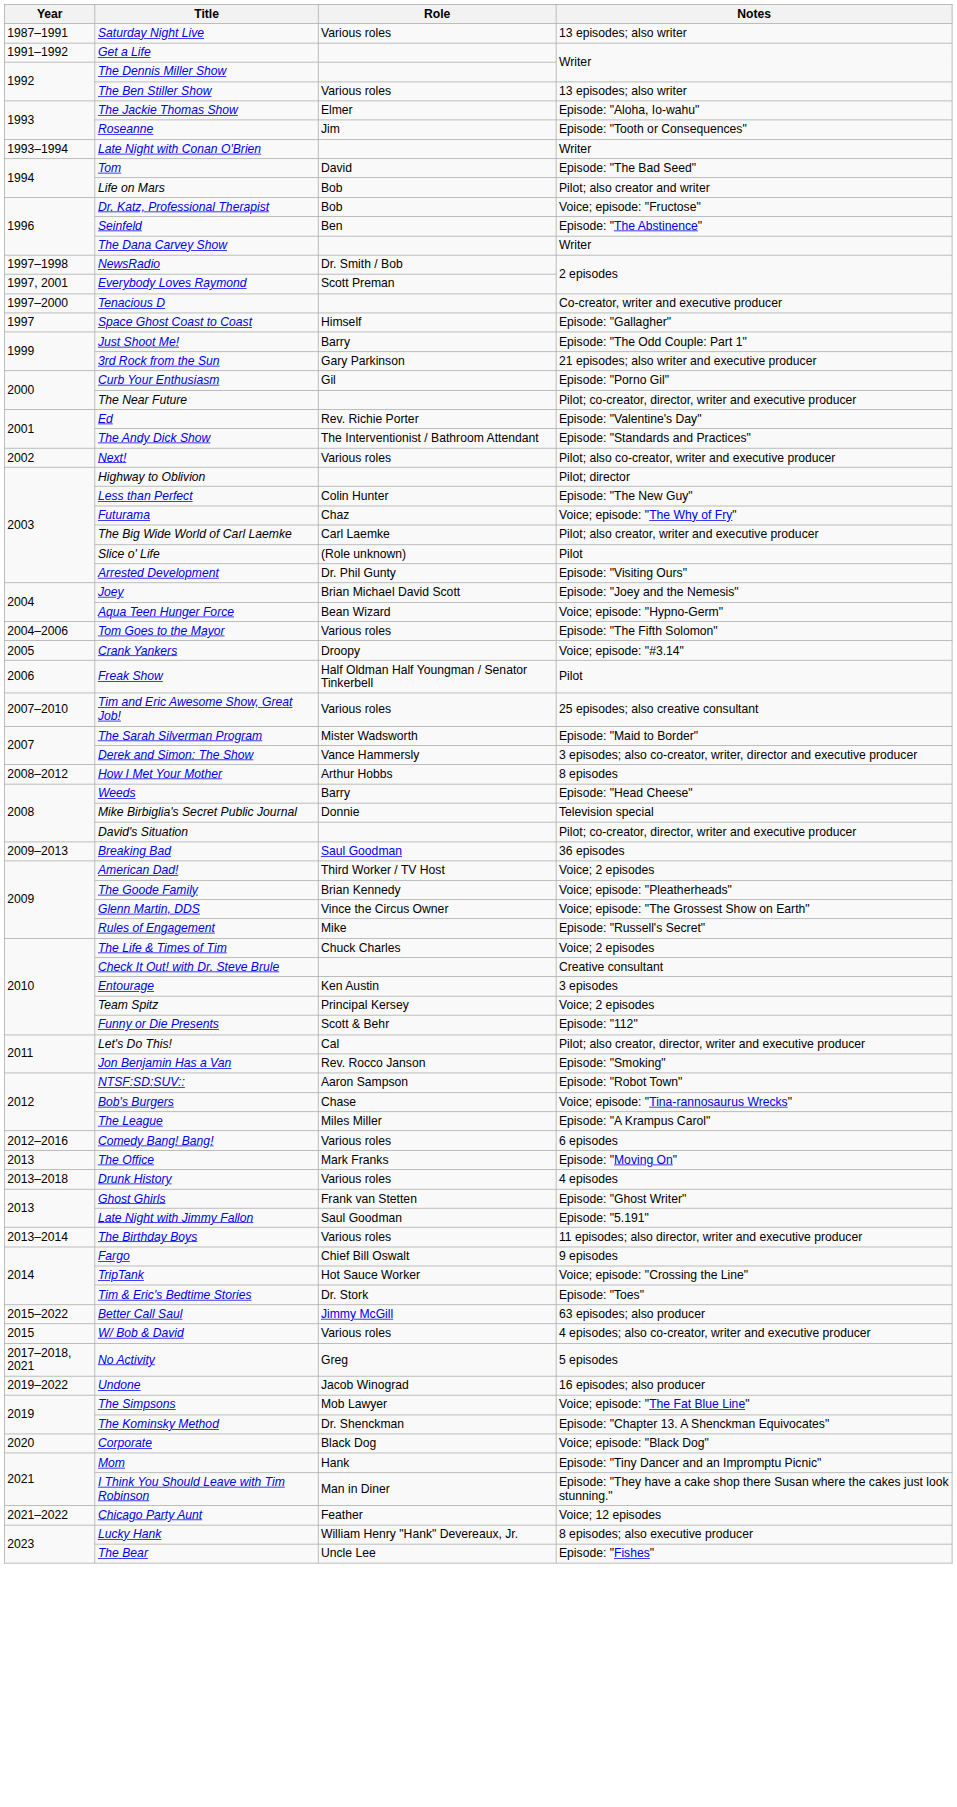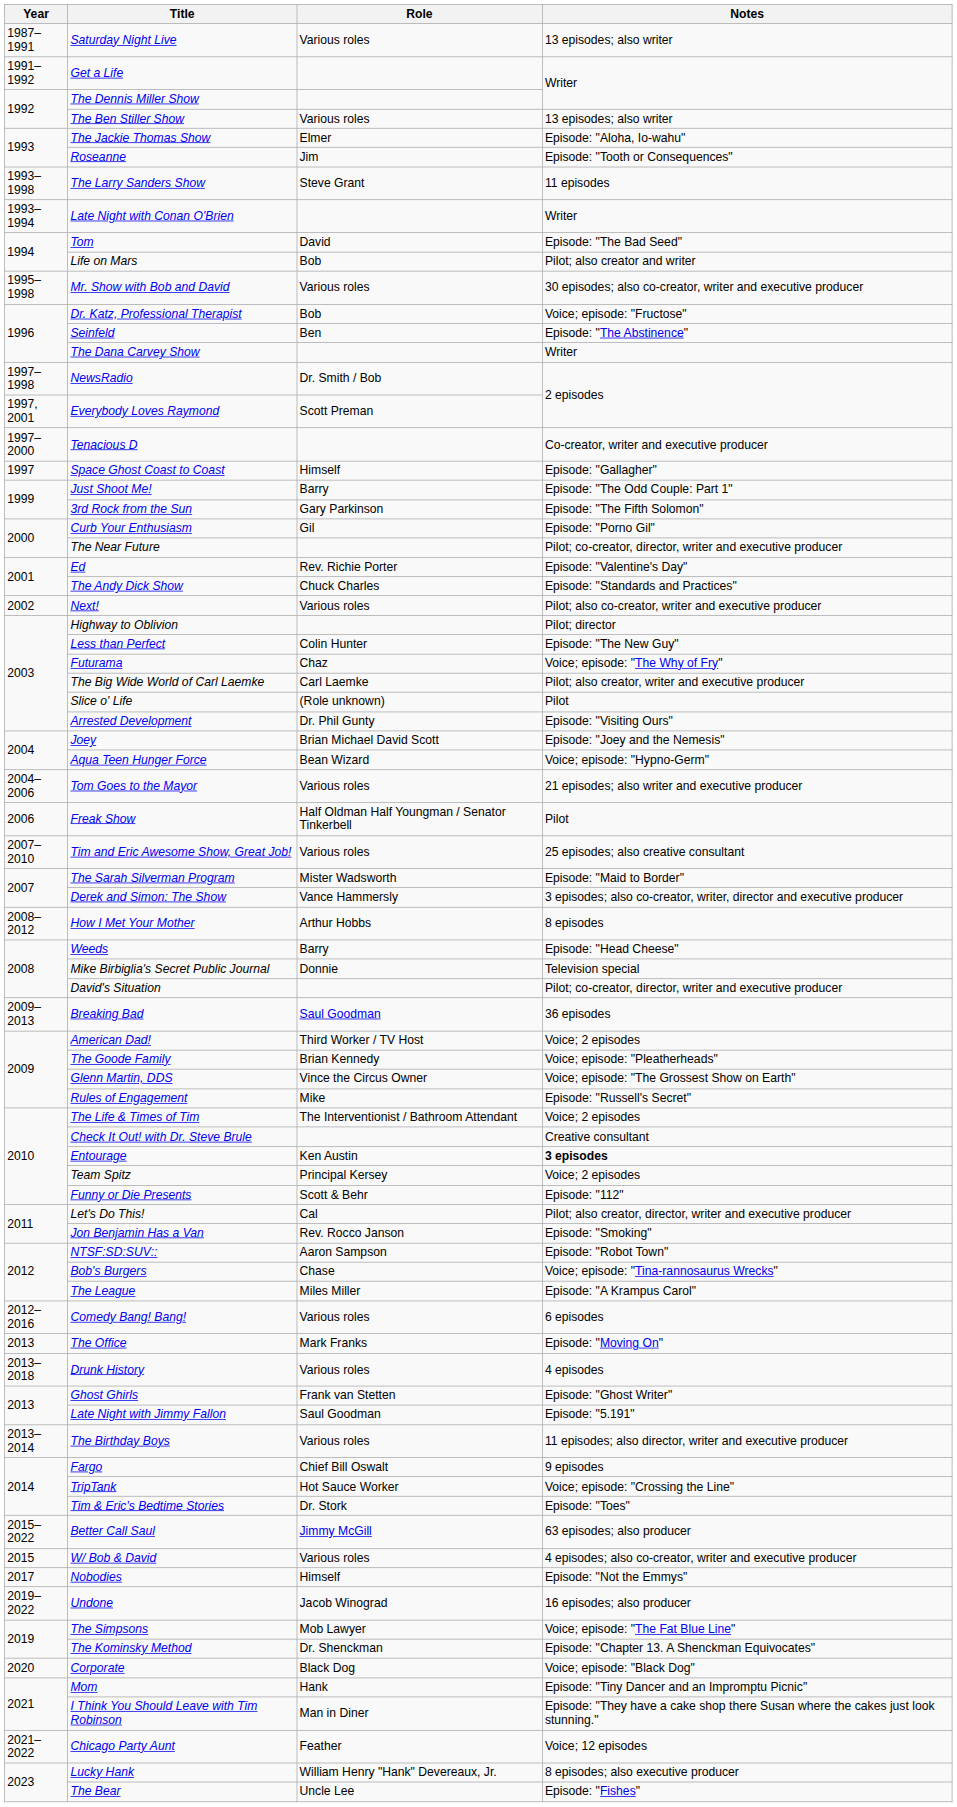+ row: (138, 183)
+ row: (150, 287)
(688, 361) 21 episodes; also writer and executive producer -> (624, 509) Episode: "The Fifth Solomon"
(430, 438) The Interventionist / Bathroom Attendant -> (339, 586) Chuck Charles
(638, 631) Episode: "The Fifth Solomon" -> (674, 786) 21 episodes; also writer and executive producer
- row: (138, 650)
(361, 947) Chuck Charles -> (408, 1117) The Interventionist / Bathroom Attendant
(588, 986) normal -> (576, 1156) bold
+ row: (96, 1577)
- row: (126, 1359)
